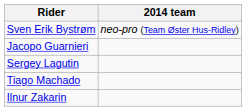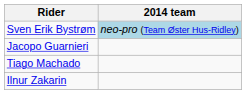(170, 30) no background -> (170, 30) lightblue background
- row: (43, 64)
